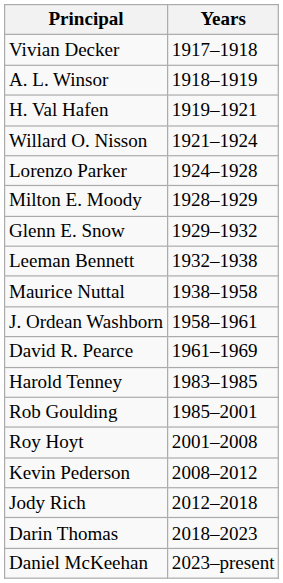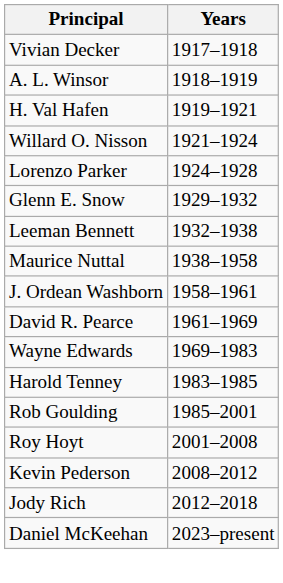- row: (75, 200)
+ row: (71, 351)
- row: (64, 532)
